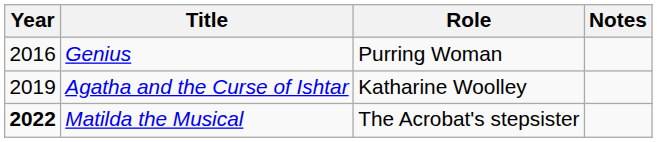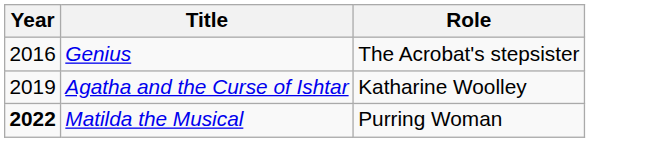- column: (618, 20)
(430, 53) Purring Woman -> (469, 53) The Acrobat's stepsister
(469, 119) The Acrobat's stepsister -> (430, 119) Purring Woman
